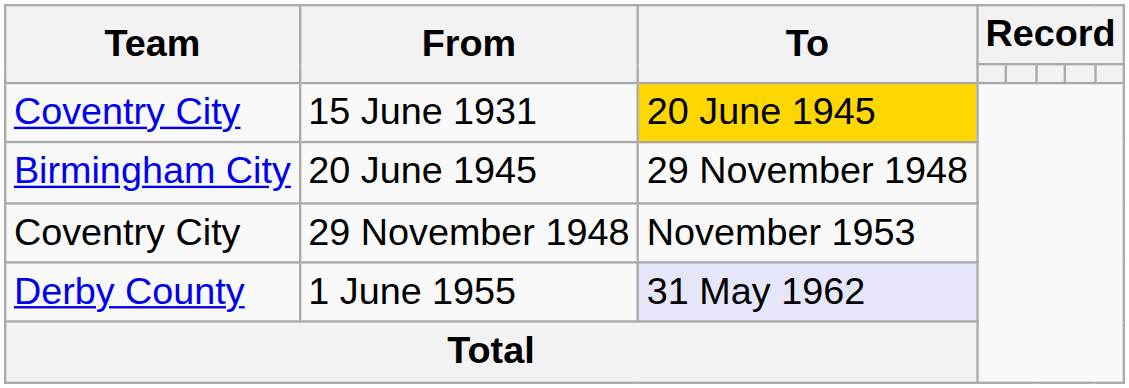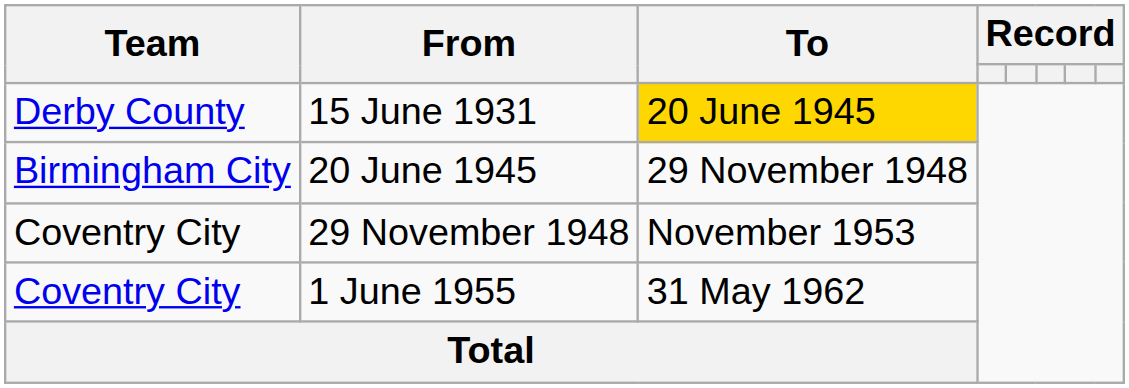(127, 111) Coventry City -> (129, 111) Derby County
(129, 291) Derby County -> (127, 291) Coventry City
(756, 291) lavender background -> (756, 291) no background
